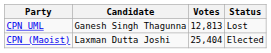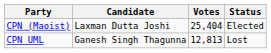rows swapped: (38, 40) <-> (25, 26)
